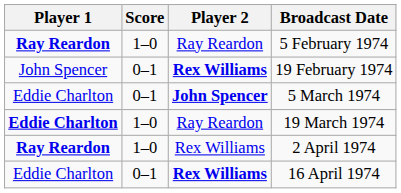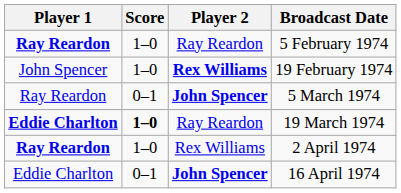(145, 69) 0–1 -> (145, 69) 1–0
(63, 95) Eddie Charlton -> (63, 95) Ray Reardon
(145, 122) normal -> (145, 122) bold
(220, 174) Rex Williams -> (220, 174) John Spencer
